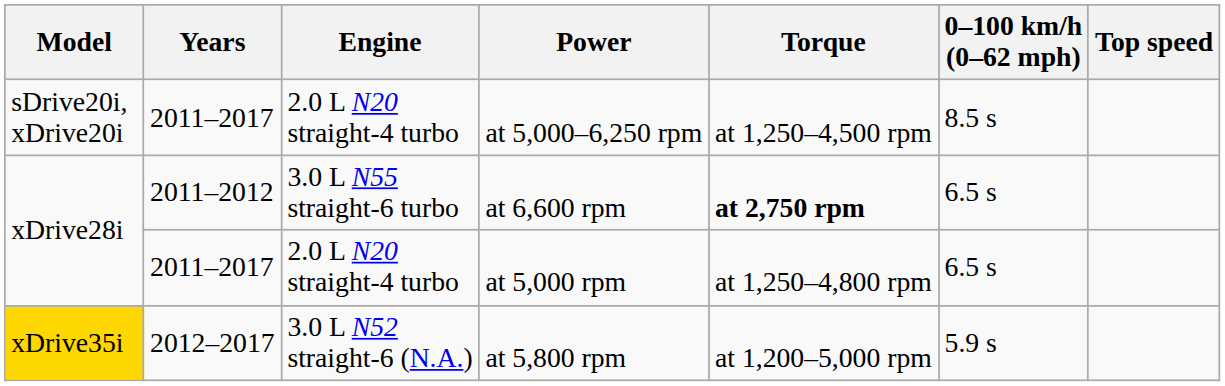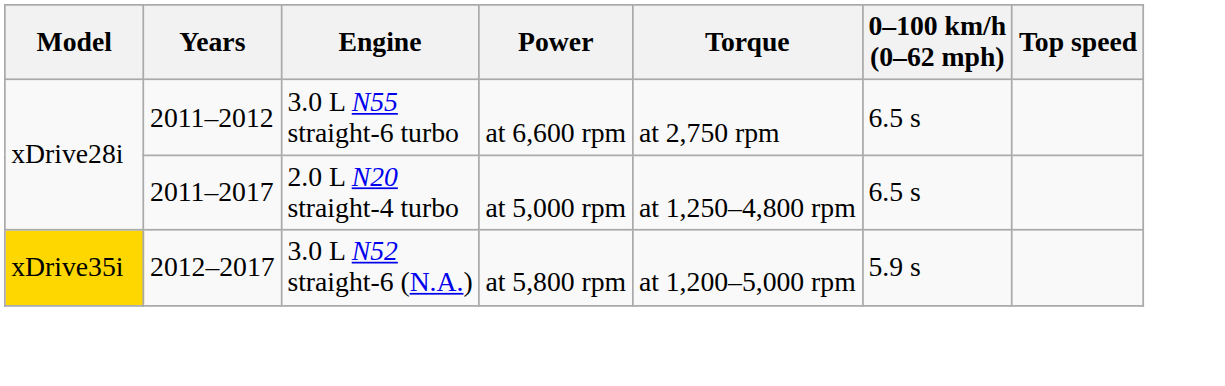- row: (594, 132)
(790, 207) bold -> (709, 132) normal
